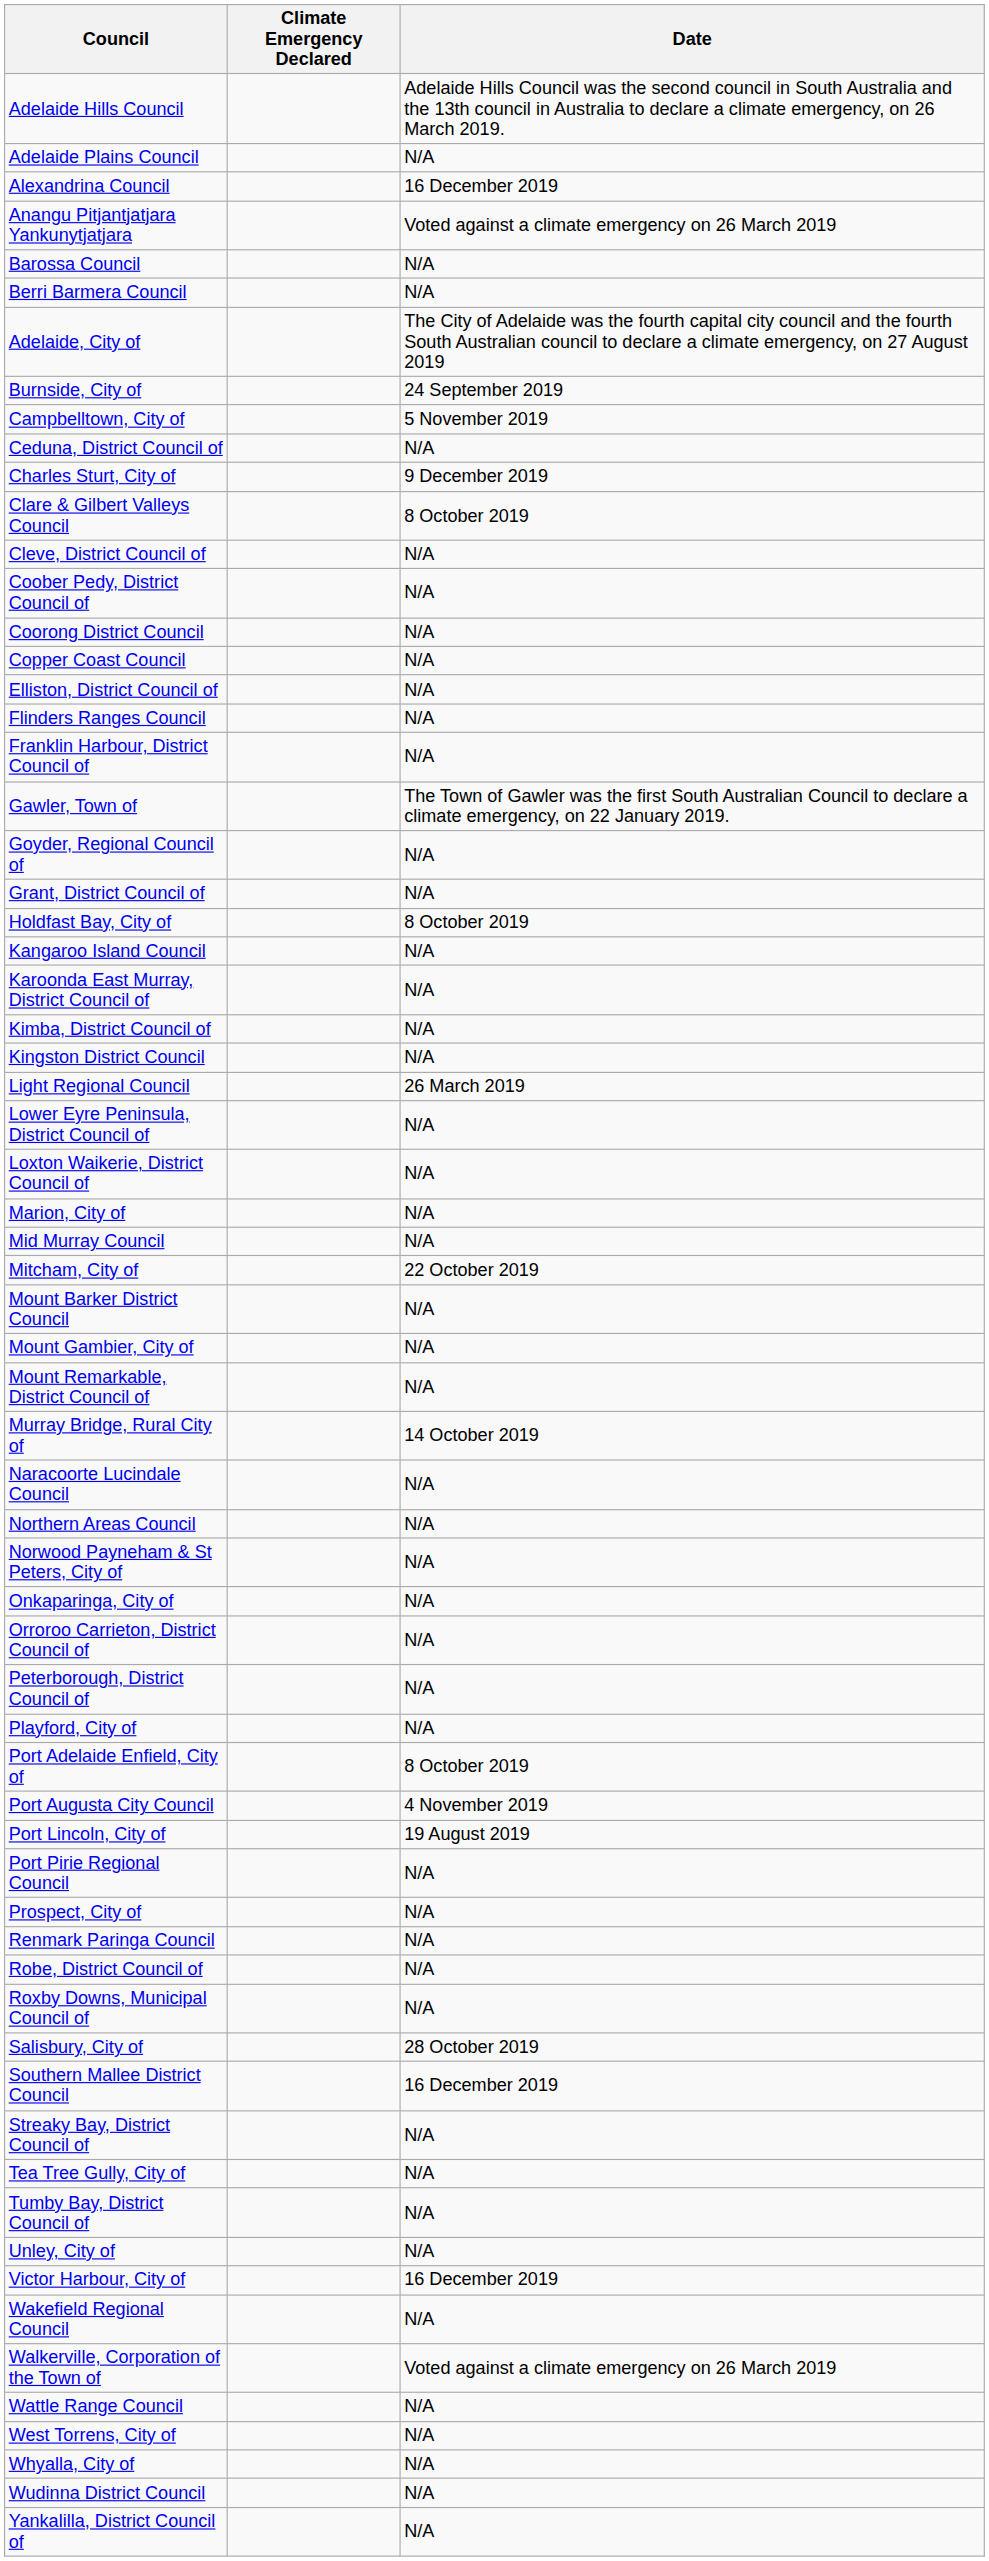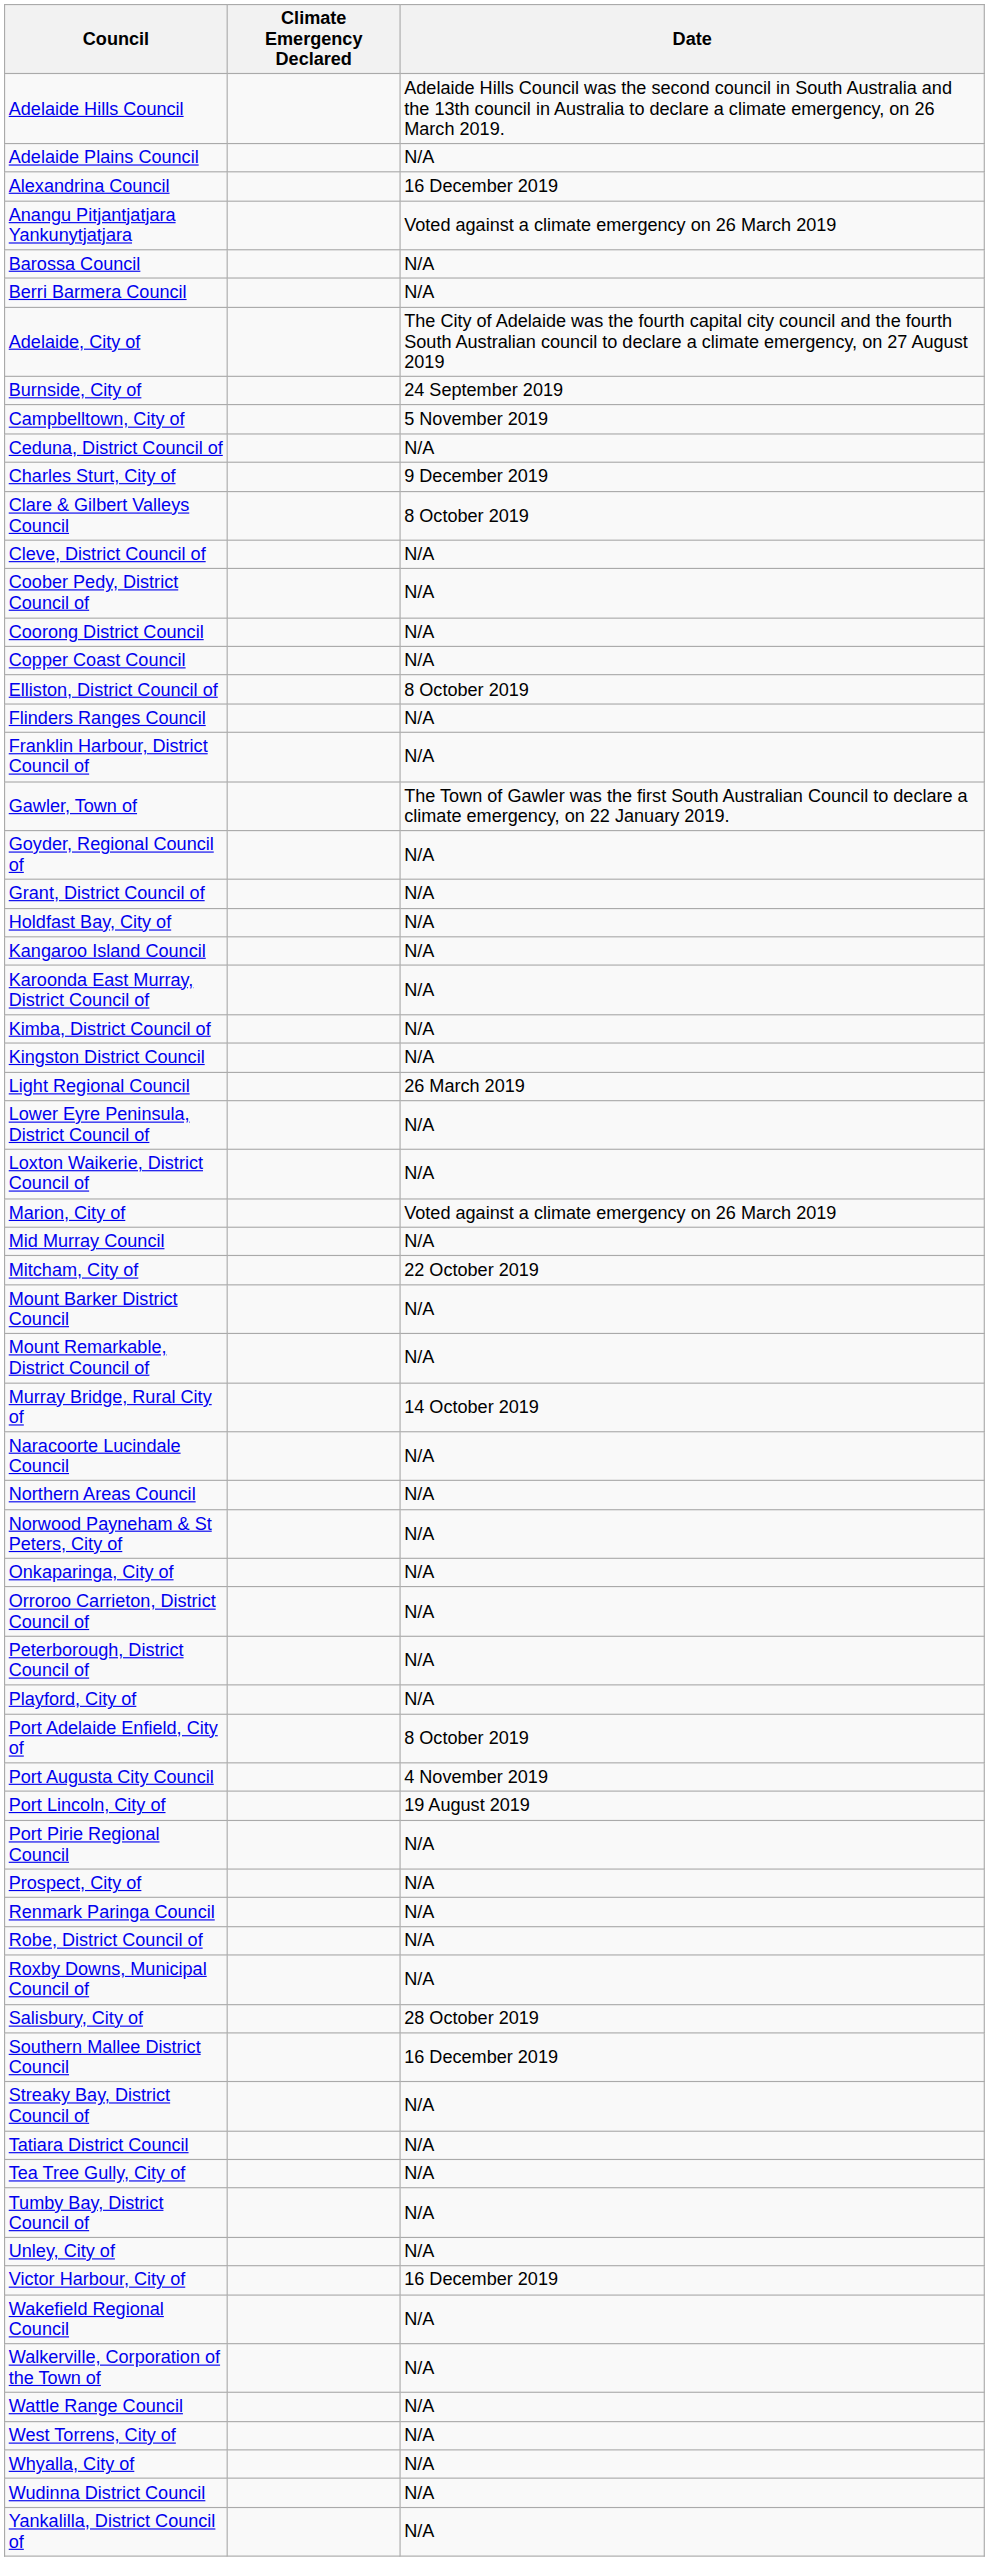(419, 689) N/A -> (467, 689) 8 October 2019
(467, 922) 8 October 2019 -> (419, 922) N/A
(419, 1212) N/A -> (620, 1212) Voted against a climate emergency on 26 March 2019
- row: (101, 1347)
+ row: (99, 2145)
(620, 2367) Voted against a climate emergency on 26 March 2019 -> (419, 2367) N/A
